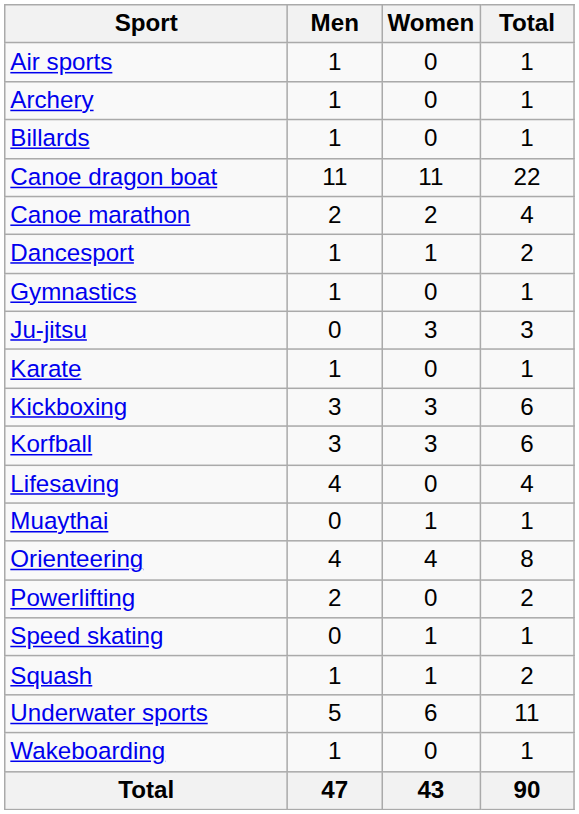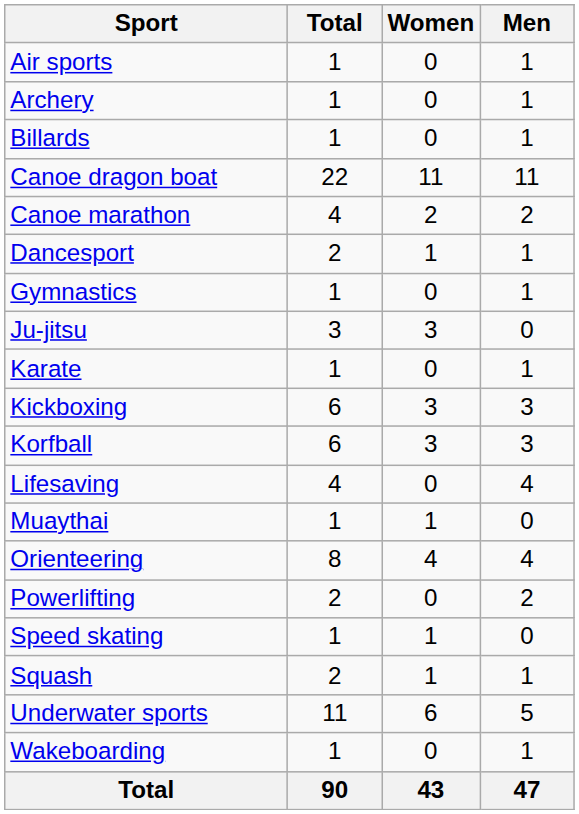columns swapped: (335, 23) <-> (527, 23)
